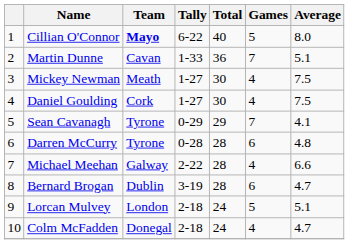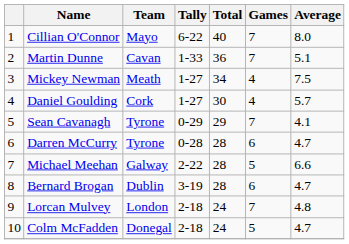(143, 36) bold -> (142, 36) normal
(252, 36) 5 -> (252, 36) 7
(220, 79) 30 -> (220, 79) 34
(303, 100) 7.5 -> (303, 100) 5.7
(303, 143) 4.8 -> (303, 143) 4.7
(252, 164) 4 -> (252, 164) 5
(252, 206) 5 -> (252, 206) 7
(303, 206) 5.1 -> (303, 206) 4.8
(252, 228) 4 -> (252, 228) 5
